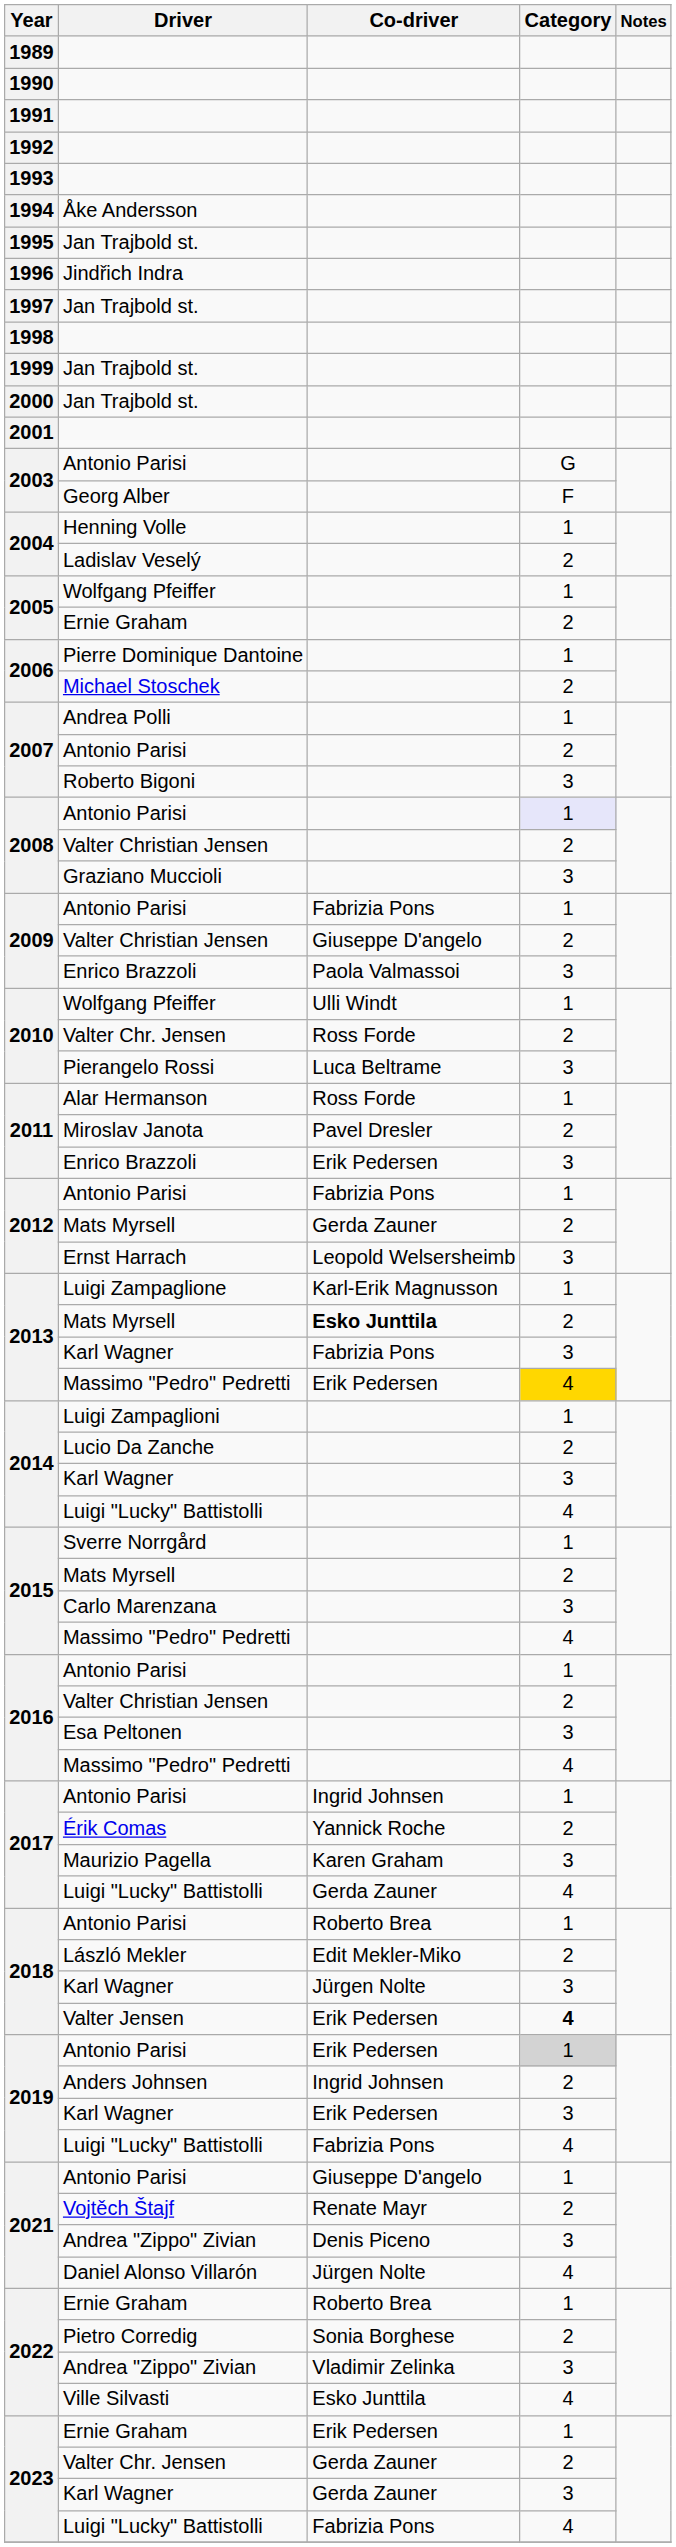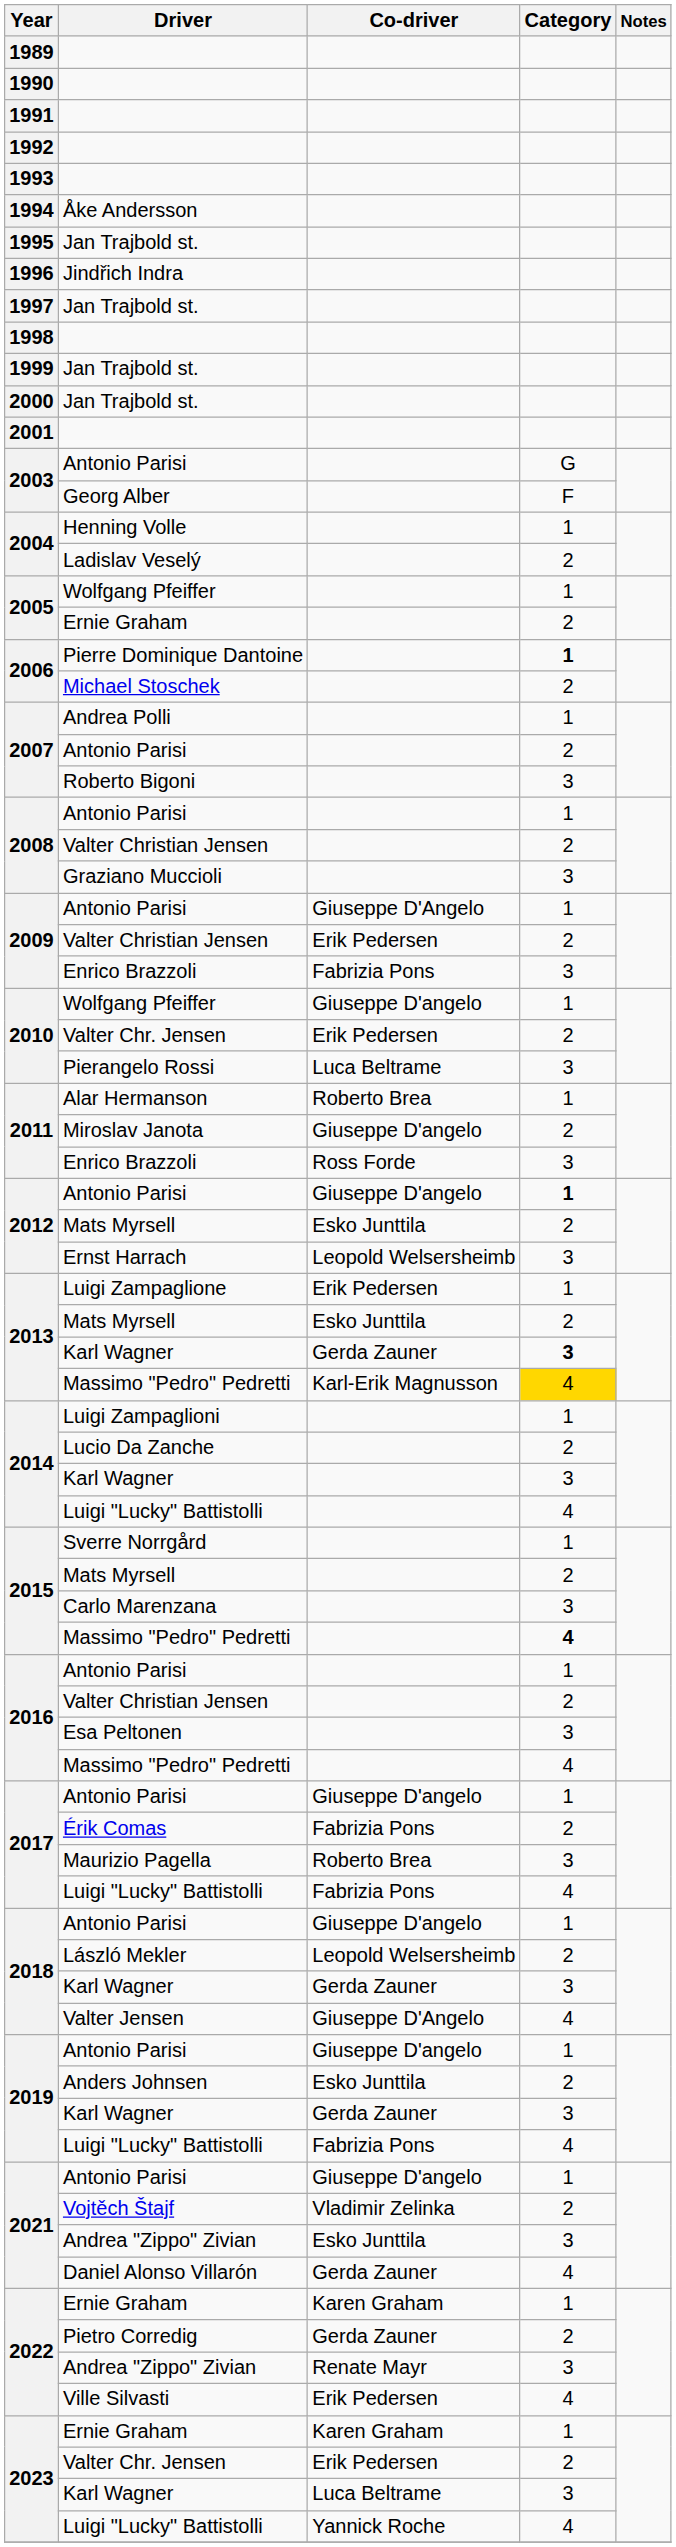(568, 654) normal -> (568, 654) bold
(568, 813) lavender background -> (568, 813) no background
(373, 908) Fabrizia Pons -> (398, 908) Giuseppe D'Angelo
(397, 940) Giuseppe D'angelo -> (375, 940) Erik Pedersen
(386, 971) Paola Valmassoi -> (373, 971) Fabrizia Pons
(355, 1003) Ulli Windt -> (397, 1003) Giuseppe D'angelo
(364, 1035) Ross Forde -> (375, 1035) Erik Pedersen
(364, 1098) Ross Forde -> (372, 1098) Roberto Brea
(372, 1130) Pavel Dresler -> (397, 1130) Giuseppe D'angelo
(375, 1162) Erik Pedersen -> (364, 1162) Ross Forde
(373, 1193) Fabrizia Pons -> (397, 1193) Giuseppe D'angelo
(568, 1193) normal -> (568, 1193) bold
(375, 1225) Gerda Zauner -> (369, 1225) Esko Junttila
(405, 1289) Karl-Erik Magnusson -> (375, 1289) Erik Pedersen
(375, 1320) bold -> (369, 1320) normal
(373, 1352) Fabrizia Pons -> (375, 1352) Gerda Zauner
(568, 1352) normal -> (568, 1352) bold
(375, 1384) Erik Pedersen -> (405, 1384) Karl-Erik Magnusson
(568, 1638) normal -> (568, 1638) bold
(378, 1796) Ingrid Johnsen -> (397, 1796) Giuseppe D'angelo
(379, 1828) Yannick Roche -> (373, 1828) Fabrizia Pons
(378, 1860) Karen Graham -> (372, 1860) Roberto Brea
(375, 1891) Gerda Zauner -> (373, 1891) Fabrizia Pons
(372, 1923) Roberto Brea -> (397, 1923) Giuseppe D'angelo
(387, 1955) Edit Mekler-Miko -> (414, 1955) Leopold Welsersheimb
(369, 1986) Jürgen Nolte -> (375, 1986) Gerda Zauner
(375, 2018) Erik Pedersen -> (398, 2018) Giuseppe D'Angelo
(568, 2018) bold -> (568, 2018) normal
(375, 2050) Erik Pedersen -> (397, 2050) Giuseppe D'angelo
(568, 2050) lightgrey background -> (568, 2050) no background
(378, 2082) Ingrid Johnsen -> (369, 2082) Esko Junttila
(375, 2113) Erik Pedersen -> (375, 2113) Gerda Zauner
(370, 2208) Renate Mayr -> (383, 2208) Vladimir Zelinka
(371, 2240) Denis Piceno -> (369, 2240) Esko Junttila
(369, 2272) Jürgen Nolte -> (375, 2272) Gerda Zauner
(372, 2304) Roberto Brea -> (378, 2304) Karen Graham
(383, 2335) Sonia Borghese -> (375, 2335) Gerda Zauner
(383, 2367) Vladimir Zelinka -> (370, 2367) Renate Mayr
(369, 2399) Esko Junttila -> (375, 2399) Erik Pedersen
(375, 2430) Erik Pedersen -> (378, 2430) Karen Graham
(375, 2462) Gerda Zauner -> (375, 2462) Erik Pedersen
(375, 2494) Gerda Zauner -> (377, 2494) Luca Beltrame
(373, 2526) Fabrizia Pons -> (379, 2526) Yannick Roche
